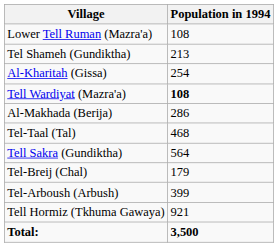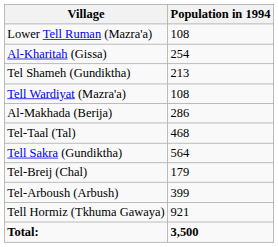rows swapped: (57, 73) <-> (69, 53)
(180, 93) bold -> (180, 93) normal
